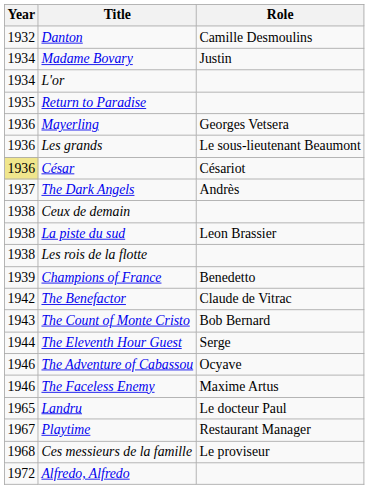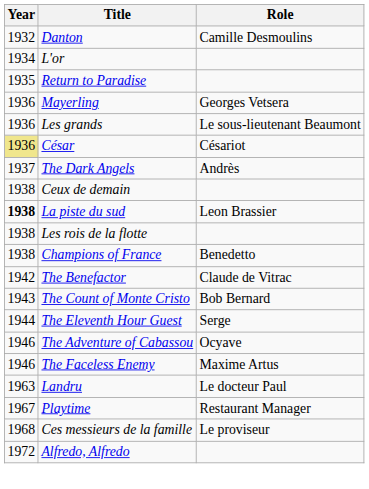- row: (87, 59)
(21, 233) normal -> (21, 211) bold
(21, 277) 1939 -> (21, 255) 1938
(21, 408) 1965 -> (21, 386) 1963
